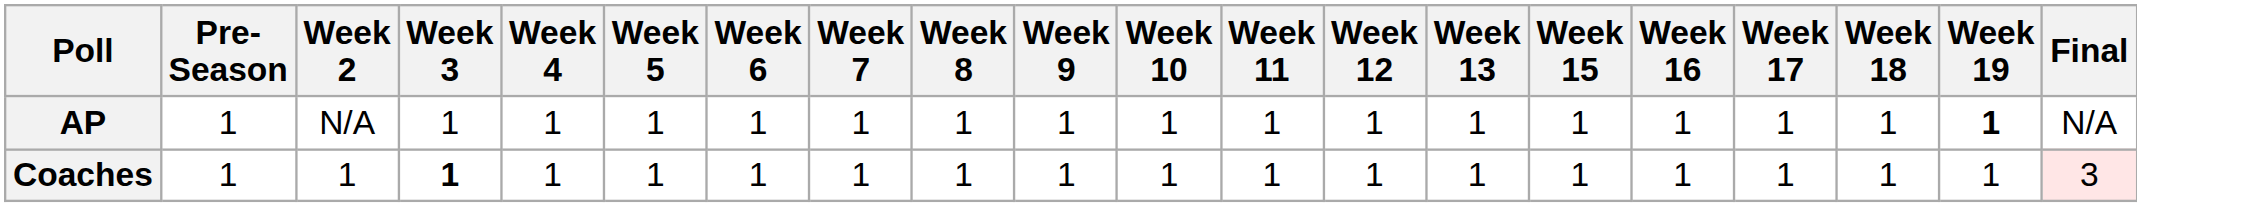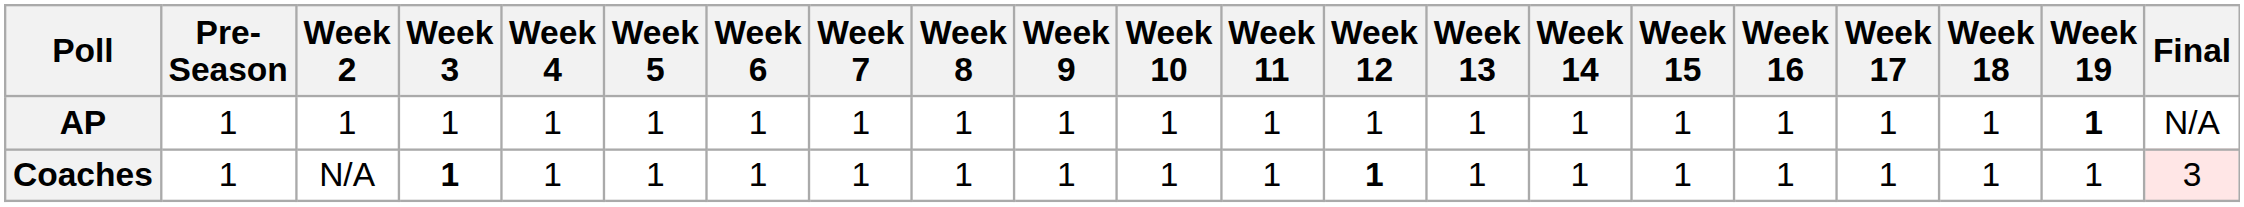+ column: (1580, 51)
(347, 122) N/A -> (347, 122) 1
(347, 175) 1 -> (347, 175) N/A
(1374, 175) normal -> (1374, 175) bold
